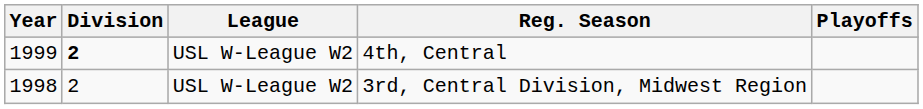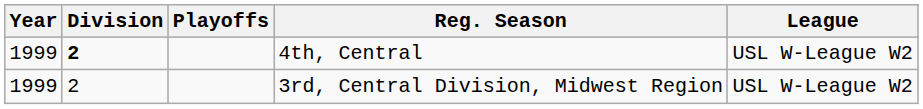columns swapped: (263, 21) <-> (865, 21)
(34, 86) 1998 -> (34, 86) 1999
